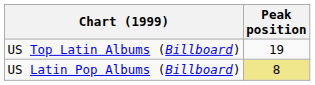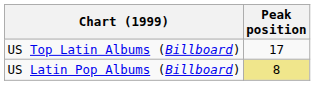(276, 49) 19 -> (276, 49) 17
